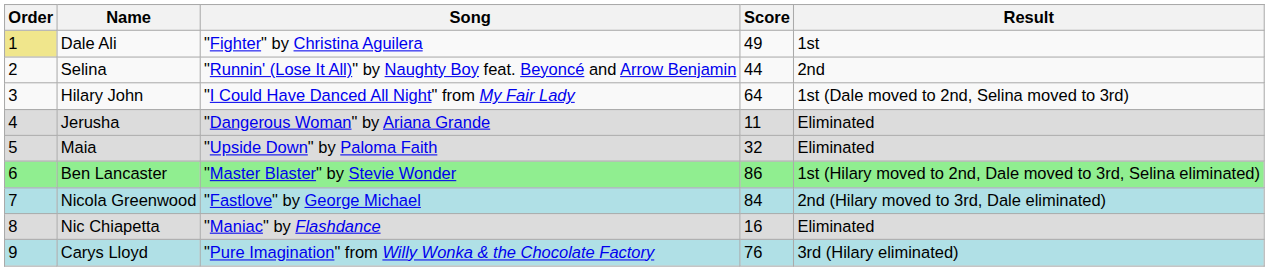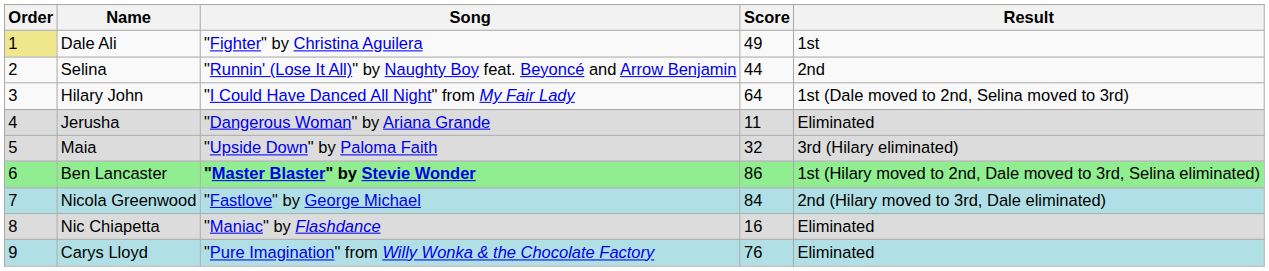(836, 148) Eliminated -> (878, 148) 3rd (Hilary eliminated)
(330, 174) normal -> (340, 174) bold
(878, 252) 3rd (Hilary eliminated) -> (836, 252) Eliminated
